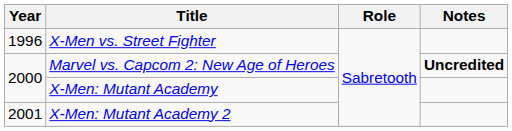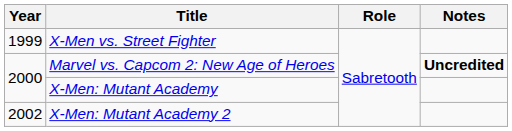(25, 41) 1996 -> (25, 41) 1999
(25, 114) 2001 -> (25, 114) 2002
